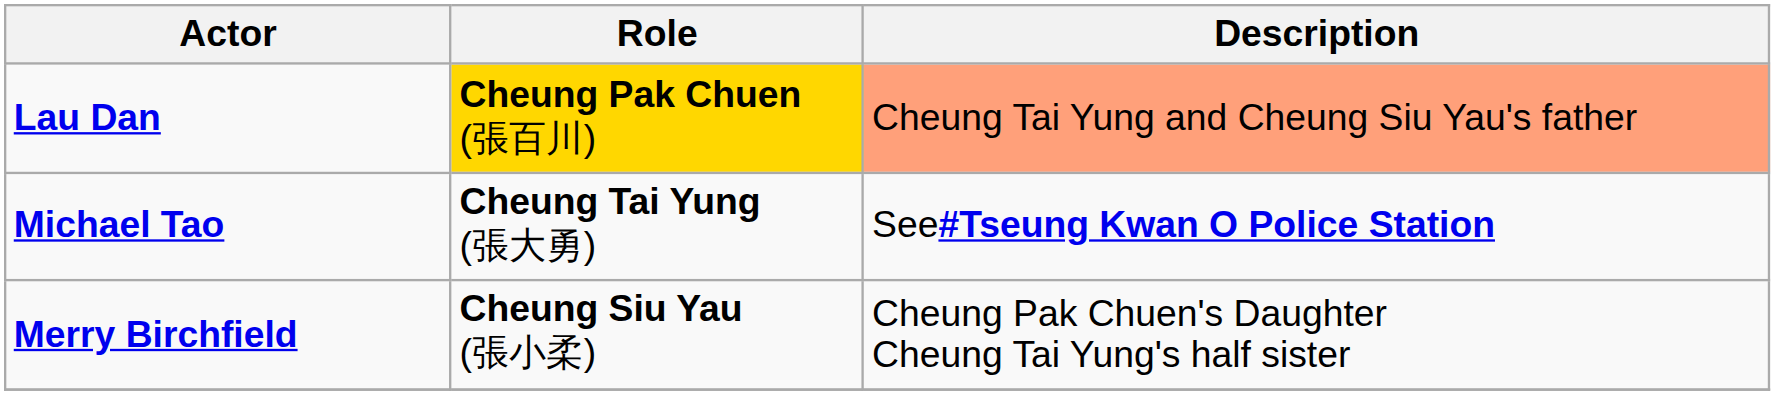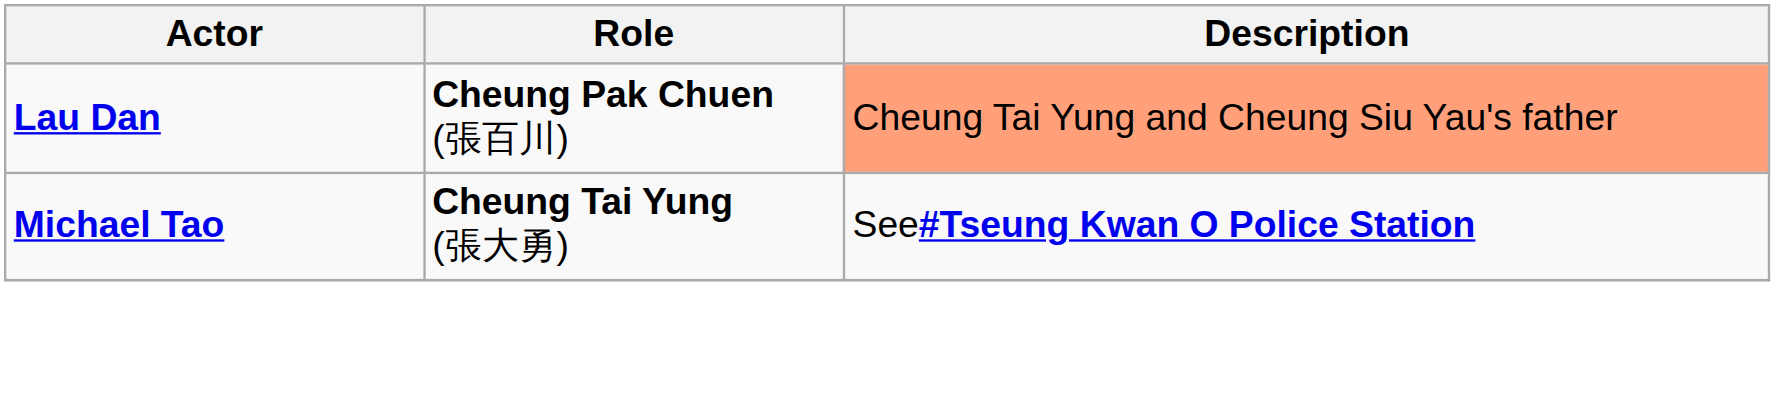(630, 115) gold background -> (603, 115) no background
- row: (156, 333)
